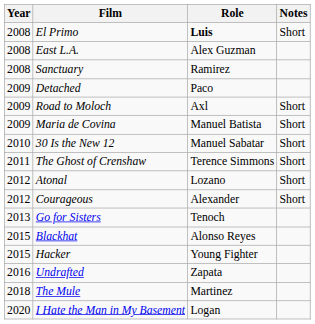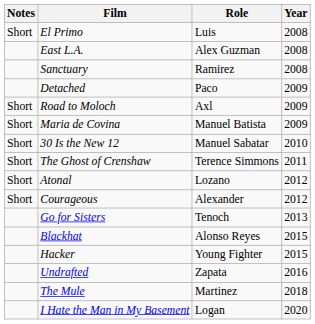columns swapped: (19, 13) <-> (294, 13)
(201, 32) bold -> (205, 32) normal
